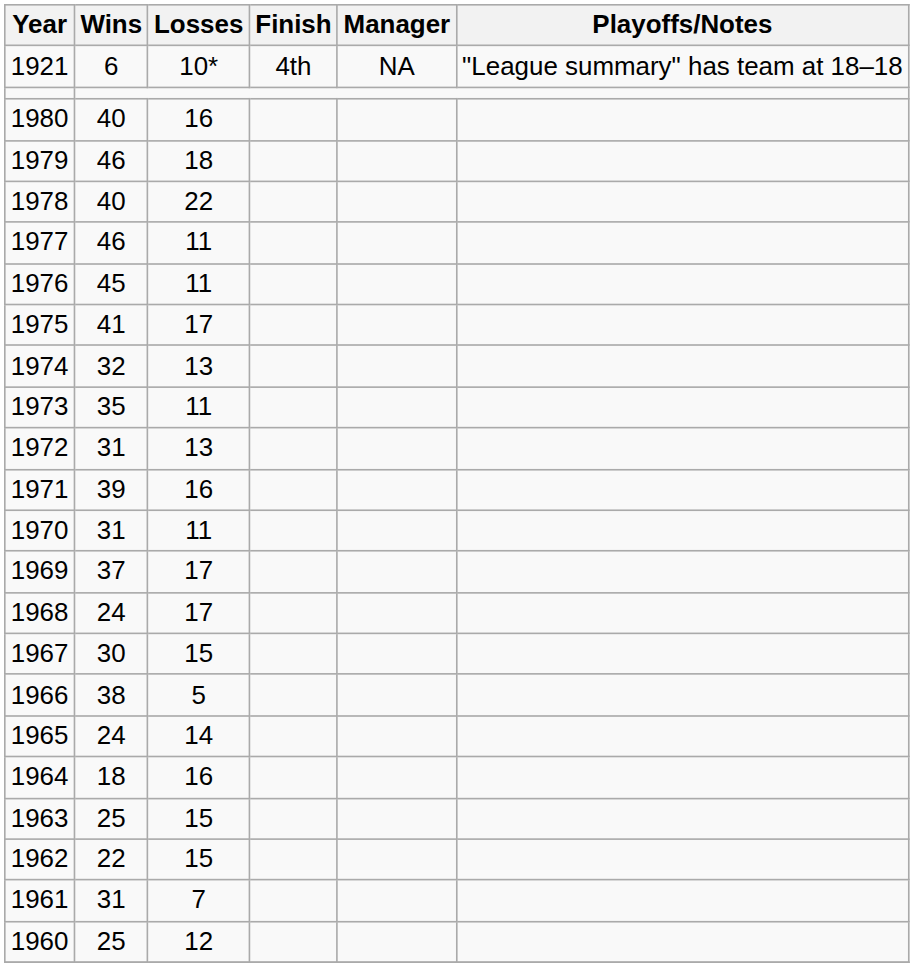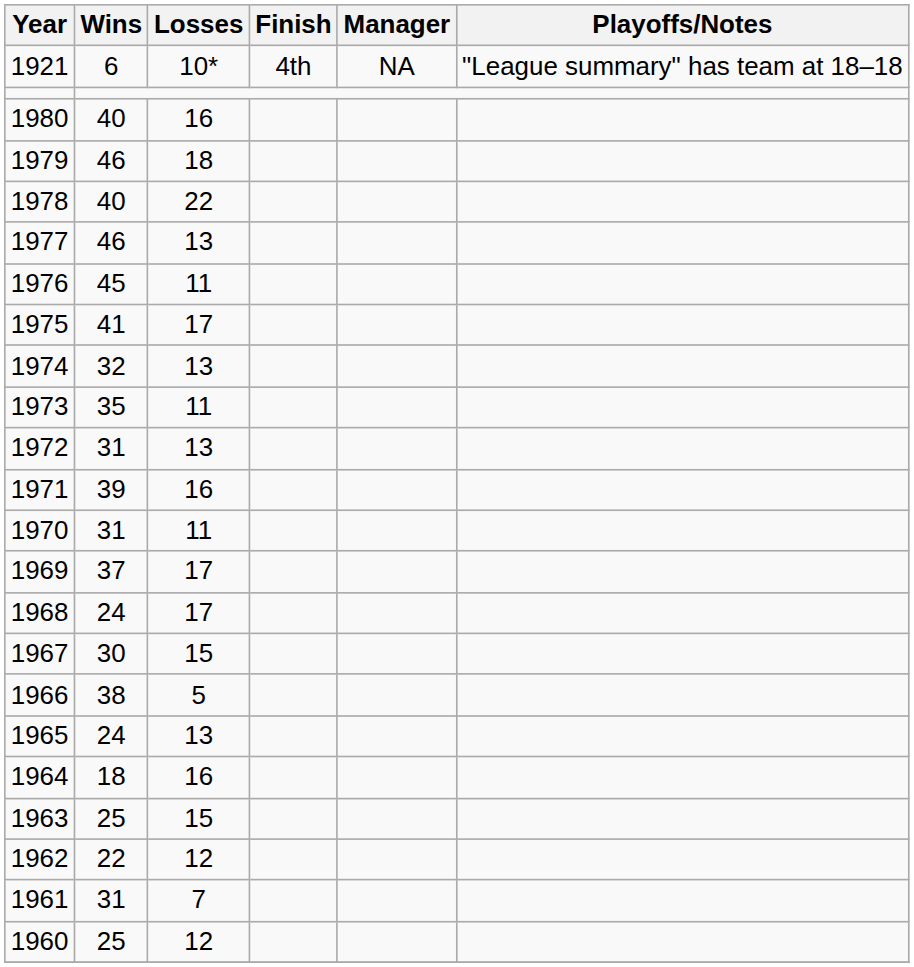(199, 242) 11 -> (199, 242) 13
(199, 735) 14 -> (199, 735) 13
(199, 859) 15 -> (199, 859) 12
